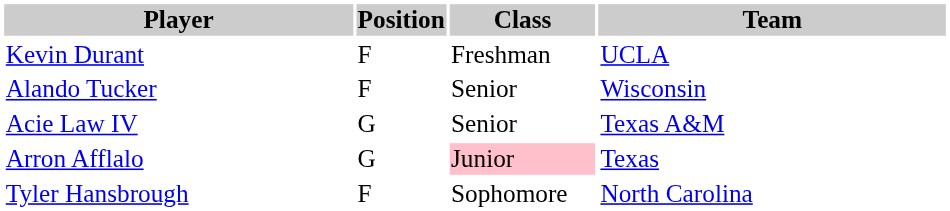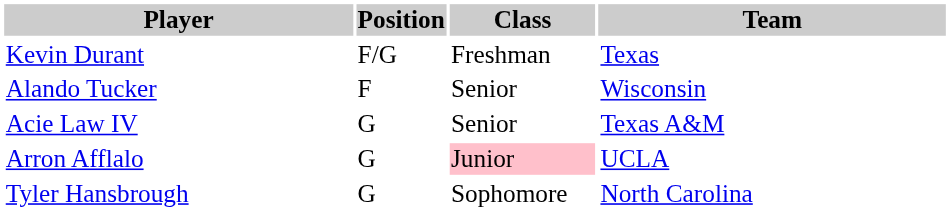(365, 54) F -> (377, 54) F/G
(635, 54) UCLA -> (630, 54) Texas
(630, 158) Texas -> (635, 158) UCLA
(365, 193) F -> (367, 193) G
